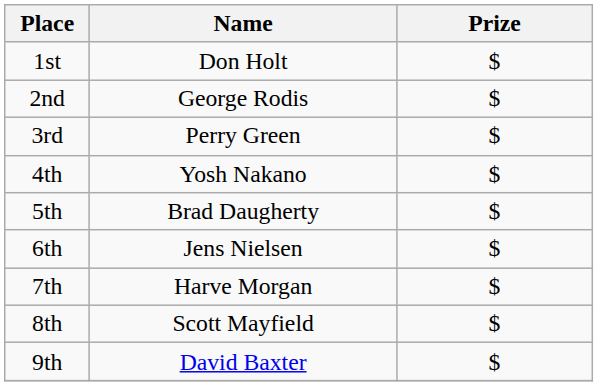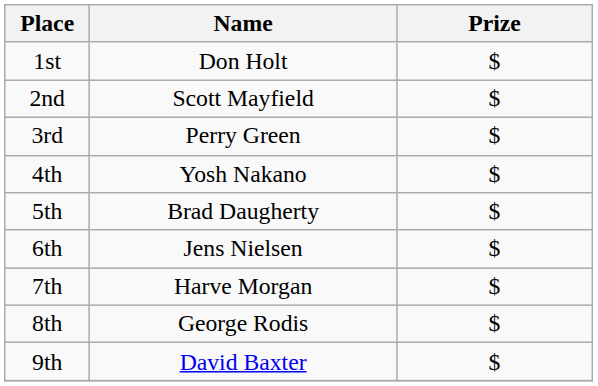(243, 98) George Rodis -> (243, 98) Scott Mayfield
(243, 323) Scott Mayfield -> (243, 323) George Rodis
